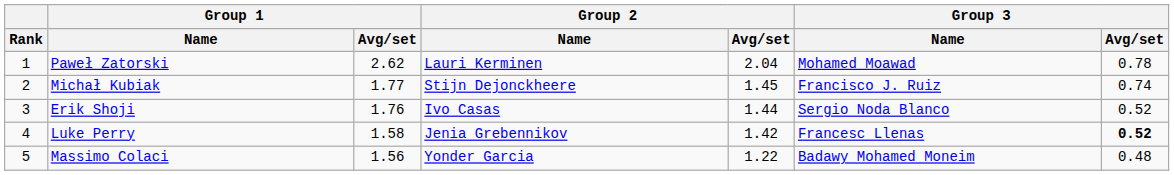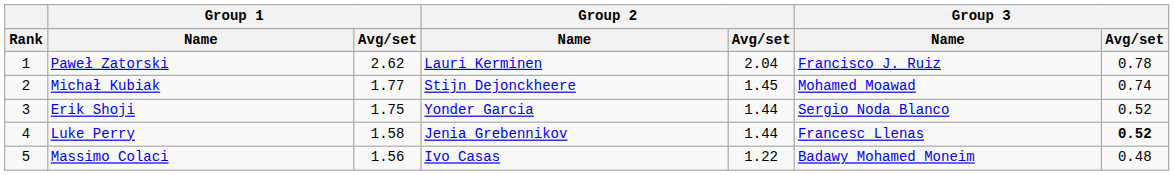(857, 63) Mohamed Moawad -> (869, 63) Francisco J. Ruiz
(869, 87) Francisco J. Ruiz -> (857, 87) Mohamed Moawad
(388, 110) 1.76 -> (388, 110) 1.75
(462, 110) Ivo Casas -> (479, 110) Yonder Garcia
(761, 134) 1.42 -> (761, 134) 1.44
(479, 158) Yonder Garcia -> (462, 158) Ivo Casas
